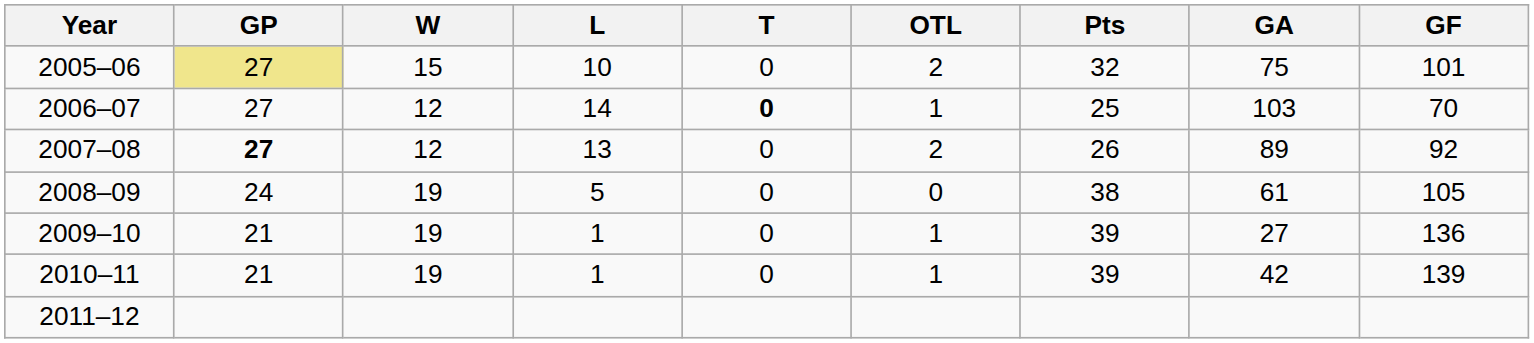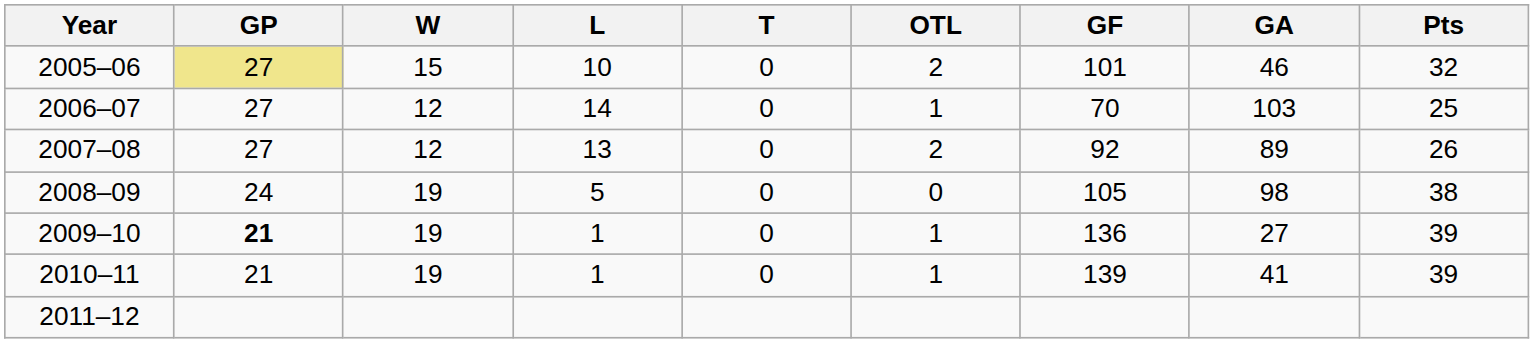columns swapped: (1444, 25) <-> (1105, 25)
(1274, 66) 75 -> (1274, 66) 46
(766, 108) bold -> (766, 108) normal
(259, 150) bold -> (259, 150) normal
(1274, 191) 61 -> (1274, 191) 98
(259, 233) normal -> (259, 233) bold
(1274, 274) 42 -> (1274, 274) 41
